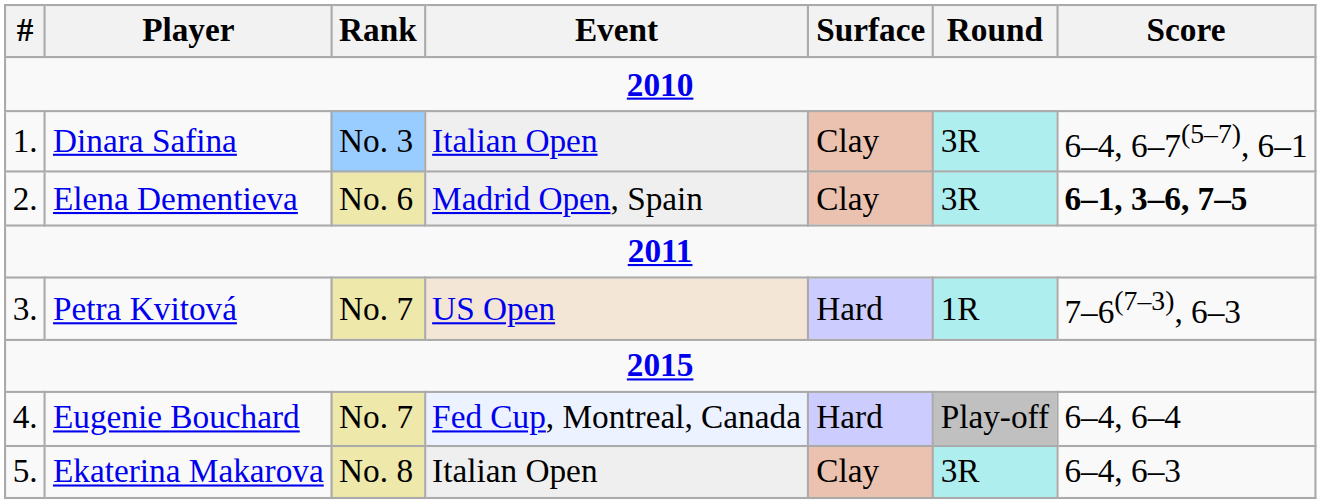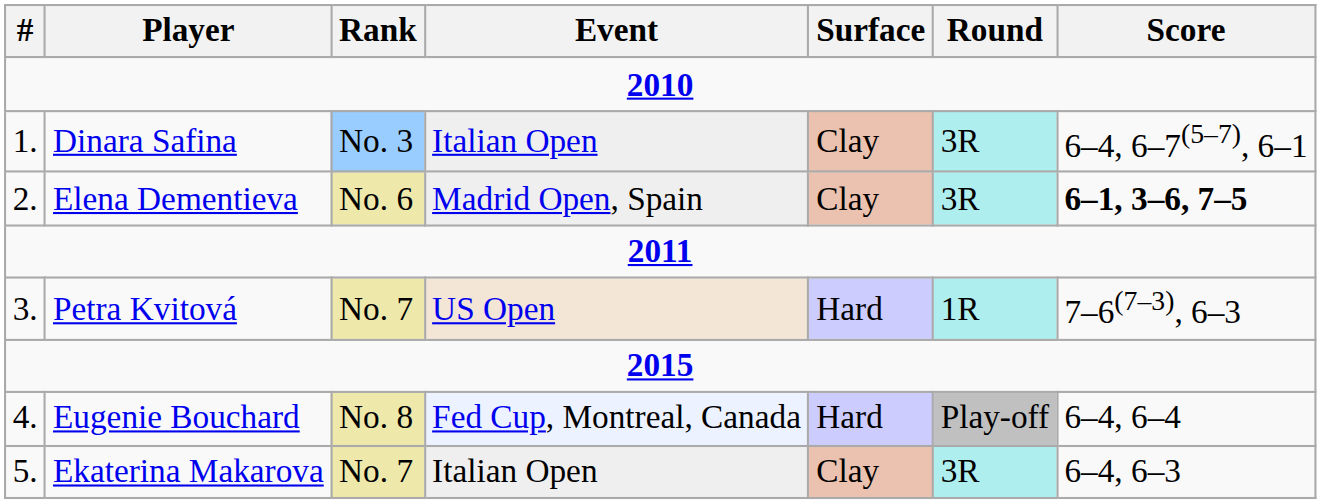(376, 418) No. 7 -> (376, 418) No. 8
(376, 471) No. 8 -> (376, 471) No. 7
